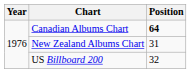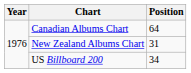(154, 28) bold -> (154, 28) normal
(154, 60) 32 -> (154, 60) 34
